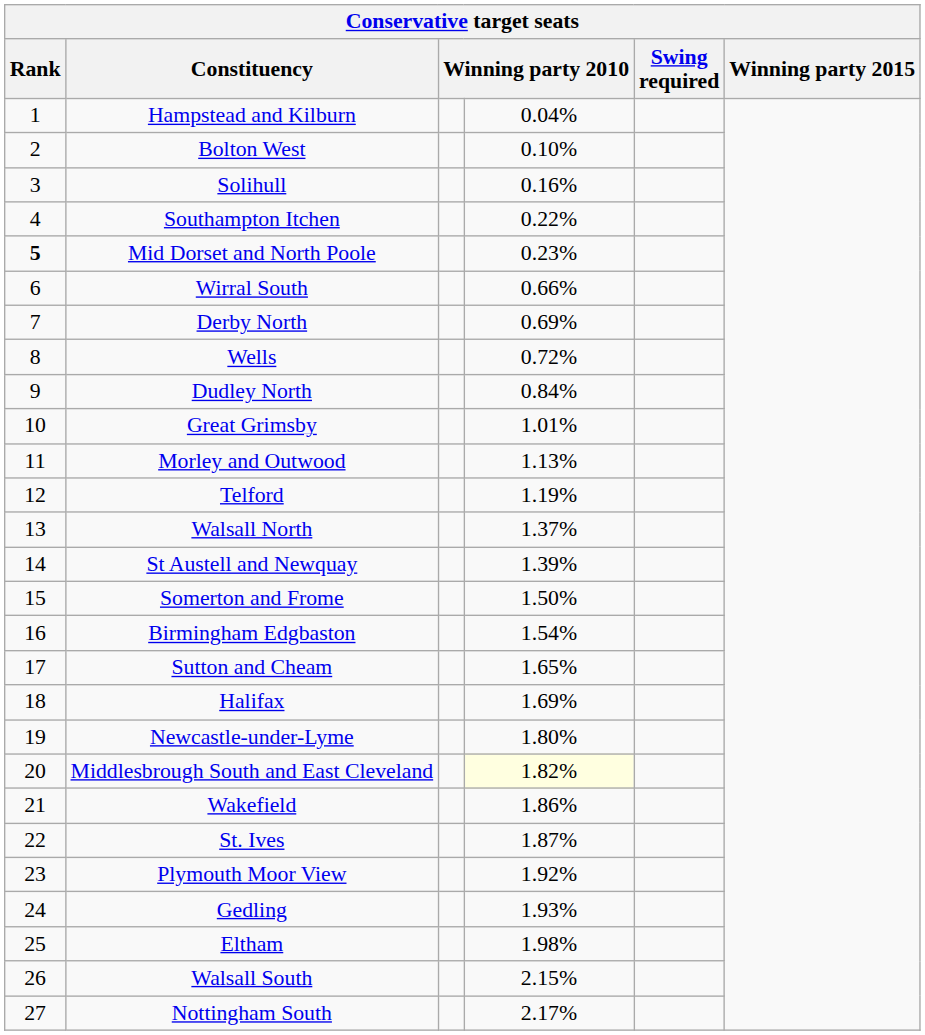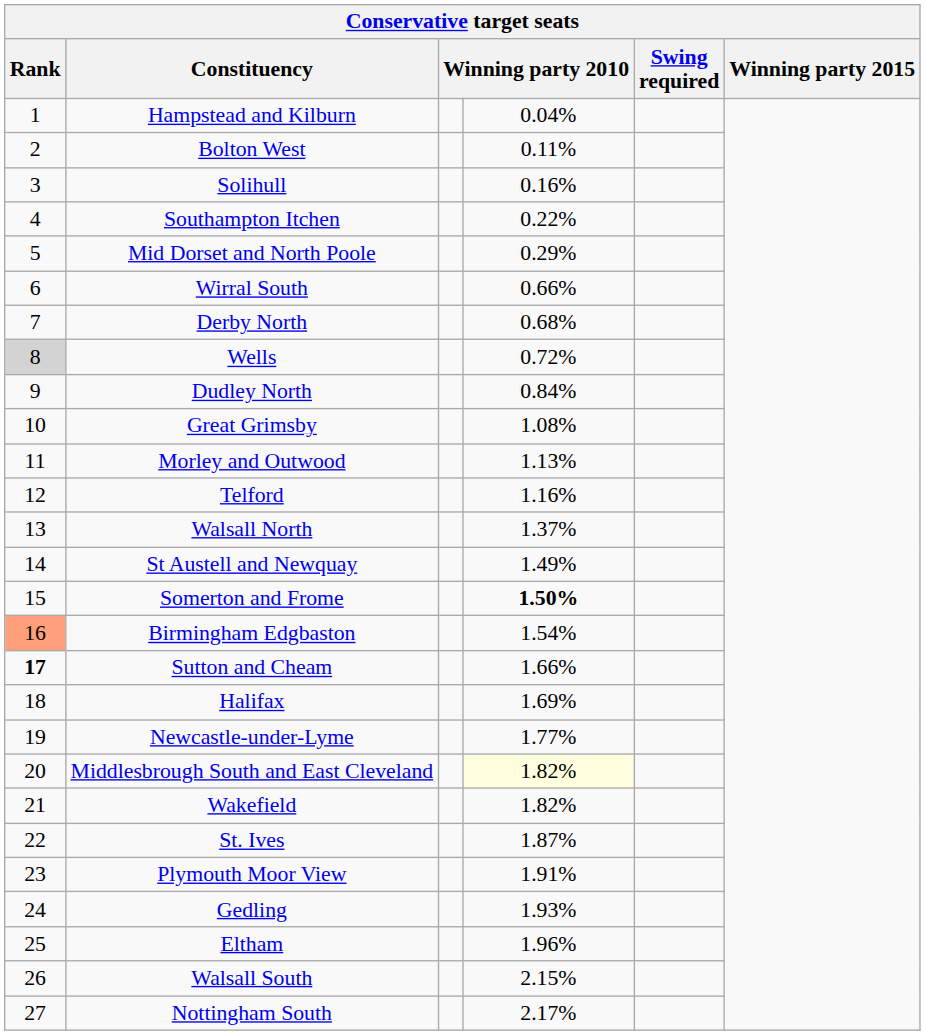(549, 149) 0.10% -> (548, 149) 0.11%
(35, 253) bold -> (35, 253) normal
(549, 253) 0.23% -> (548, 253) 0.29%
(549, 322) 0.69% -> (548, 322) 0.68%
(35, 356) no background -> (35, 356) lightgrey background
(549, 425) 1.01% -> (548, 425) 1.08%
(549, 494) 1.19% -> (548, 494) 1.16%
(549, 563) 1.39% -> (548, 563) 1.49%
(549, 598) normal -> (548, 598) bold
(35, 632) no background -> (35, 632) lightsalmon background
(35, 667) normal -> (35, 667) bold
(549, 667) 1.65% -> (548, 667) 1.66%
(549, 736) 1.80% -> (548, 736) 1.77%
(549, 805) 1.86% -> (548, 805) 1.82%
(549, 874) 1.92% -> (548, 874) 1.91%
(549, 943) 1.98% -> (548, 943) 1.96%
